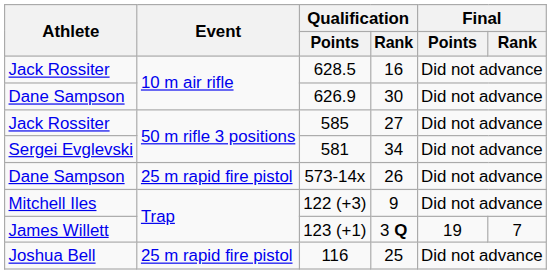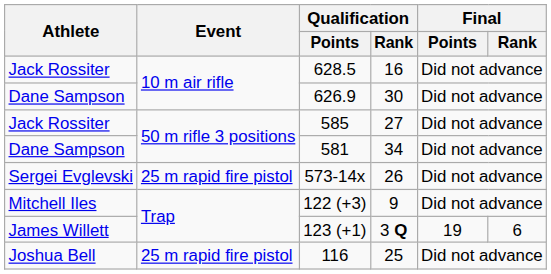(71, 150) Sergei Evglevski -> (67, 150) Dane Sampson
(67, 176) Dane Sampson -> (71, 176) Sergei Evglevski
(517, 230) 7 -> (517, 230) 6
